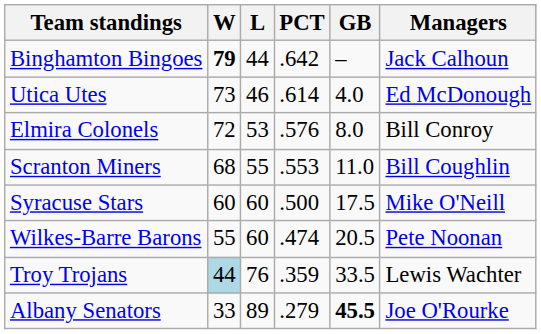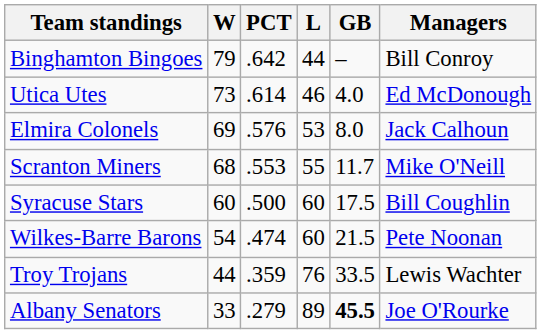columns swapped: (257, 22) <-> (302, 22)
(224, 58) bold -> (224, 58) normal
(447, 58) Jack Calhoun -> (439, 58) Bill Conroy
(224, 130) 72 -> (224, 130) 69
(439, 130) Bill Conroy -> (447, 130) Jack Calhoun
(355, 166) 11.0 -> (355, 166) 11.7
(448, 166) Bill Coughlin -> (445, 166) Mike O'Neill
(445, 202) Mike O'Neill -> (448, 202) Bill Coughlin
(224, 238) 55 -> (224, 238) 54
(355, 238) 20.5 -> (355, 238) 21.5
(224, 274) lightblue background -> (224, 274) no background
